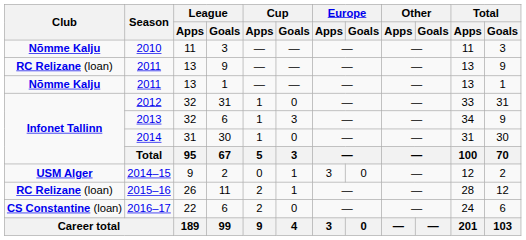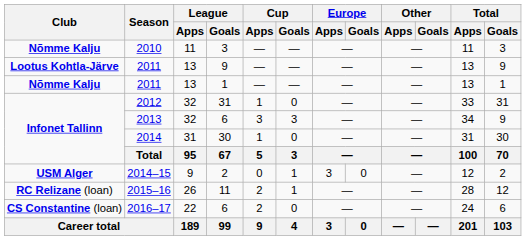(65, 66) RC Relizane (loan) -> (64, 66) Lootus Kohtla-Järve
(259, 119) 1 -> (259, 119) 3
